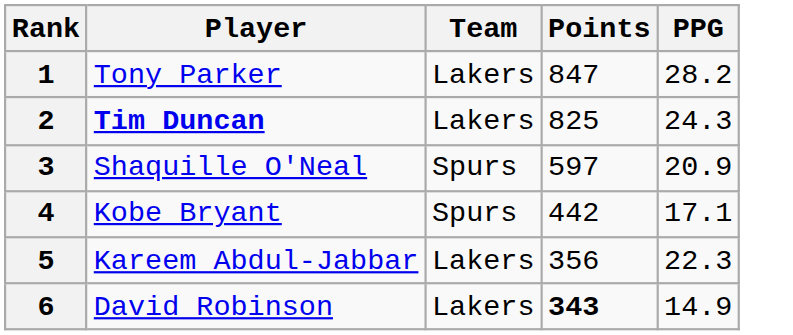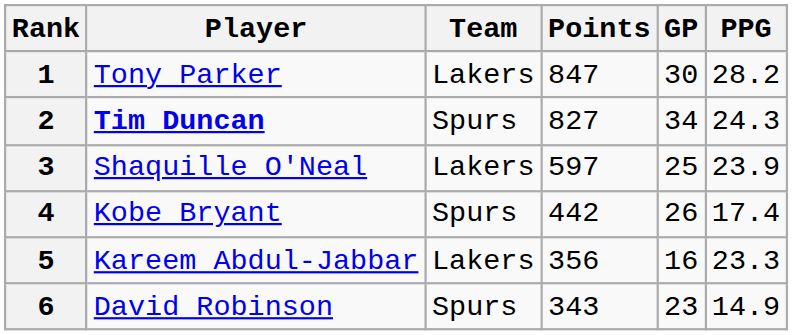+ column: (681, 28)
(483, 121) Lakers -> (475, 121) Spurs
(574, 121) 825 -> (574, 121) 827
(475, 167) Spurs -> (483, 167) Lakers
(698, 167) 20.9 -> (746, 167) 23.9
(698, 214) 17.1 -> (746, 214) 17.4
(698, 260) 22.3 -> (746, 260) 23.3
(483, 307) Lakers -> (475, 307) Spurs
(574, 307) bold -> (574, 307) normal
